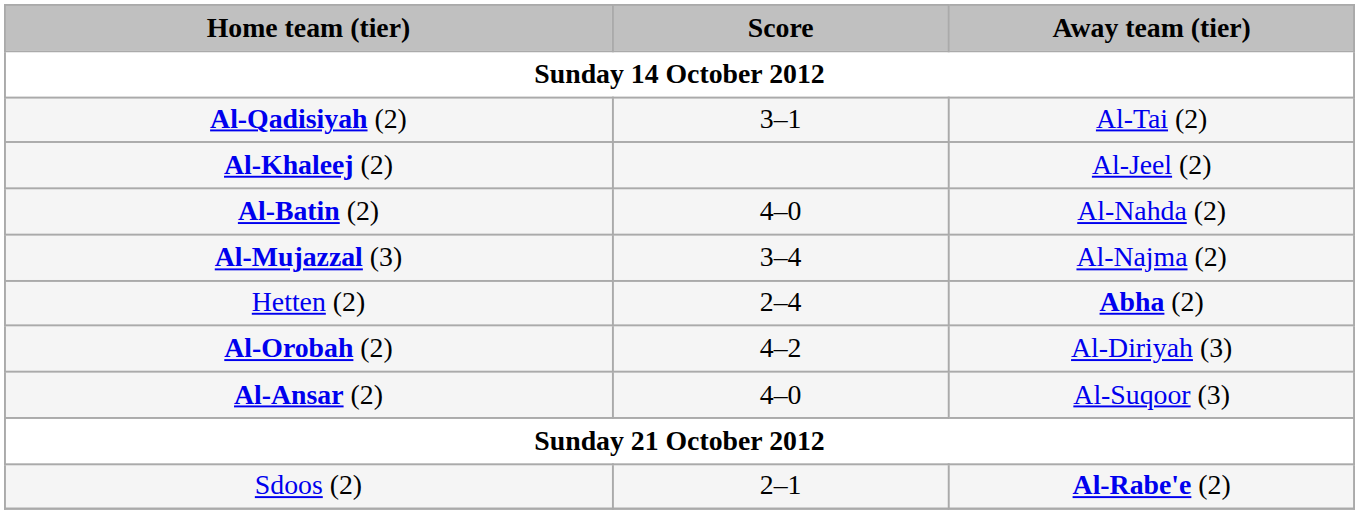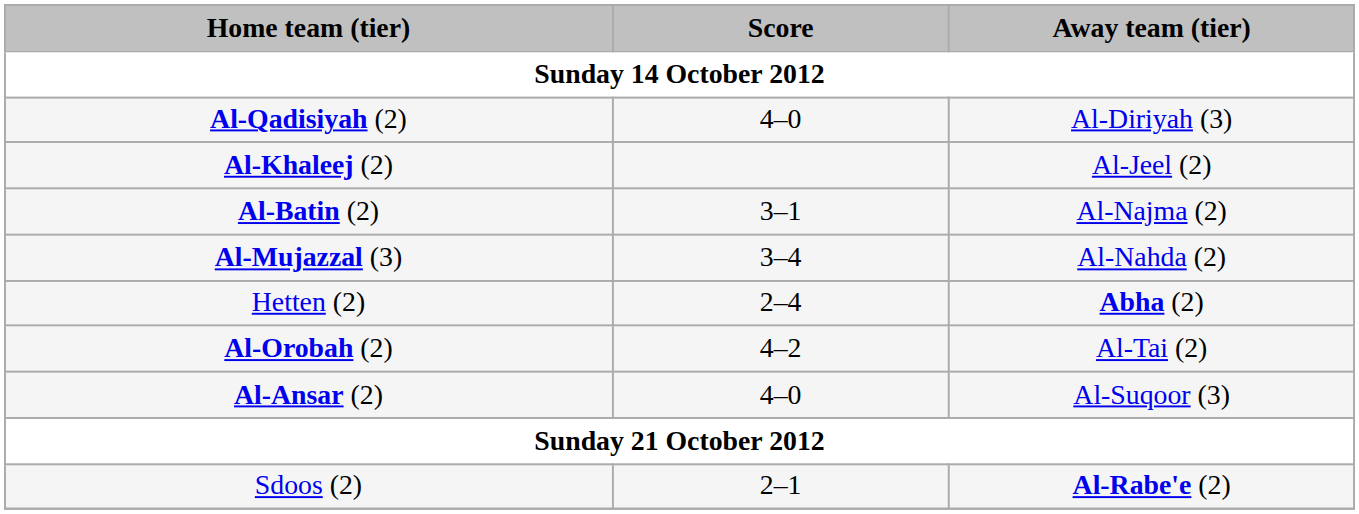(781, 119) 3–1 -> (781, 119) 4–0
(1152, 119) Al-Tai (2) -> (1152, 119) Al-Diriyah (3)
(781, 211) 4–0 -> (781, 211) 3–1
(1152, 211) Al-Nahda (2) -> (1152, 211) Al-Najma (2)
(1152, 256) Al-Najma (2) -> (1152, 256) Al-Nahda (2)
(1152, 348) Al-Diriyah (3) -> (1152, 348) Al-Tai (2)
